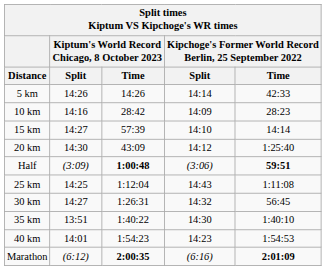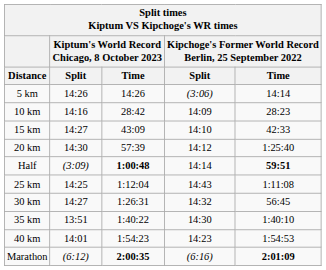(200, 93) 14:14 -> (200, 93) (3:06)
(278, 93) 42:33 -> (278, 93) 14:14
(133, 130) 57:39 -> (133, 130) 43:09
(278, 130) 14:14 -> (278, 130) 42:33
(133, 148) 43:09 -> (133, 148) 57:39
(200, 166) (3:06) -> (200, 166) 14:14
